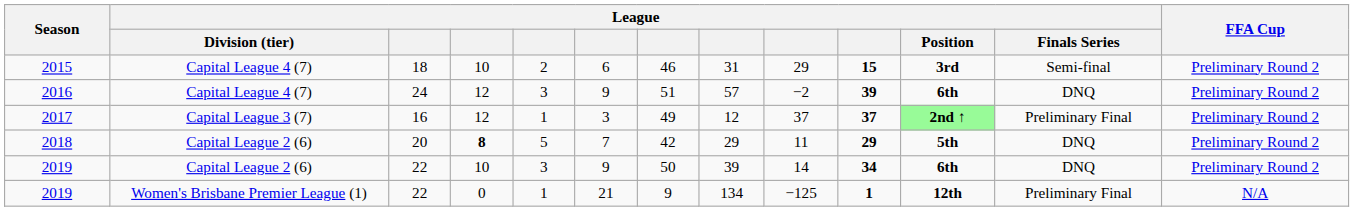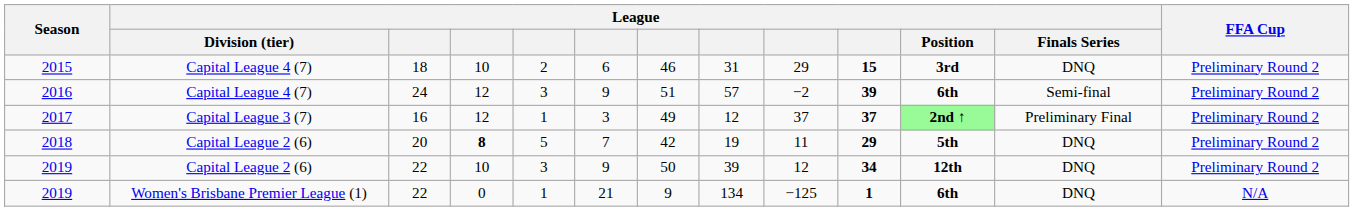(1078, 66) Semi-final -> (1078, 66) DNQ
(1078, 92) DNQ -> (1078, 92) Semi-final
(732, 142) 29 -> (732, 142) 19
(801, 167) 14 -> (801, 167) 12
(948, 167) 6th -> (948, 167) 12th
(948, 192) 12th -> (948, 192) 6th
(1078, 192) Preliminary Final -> (1078, 192) DNQ
